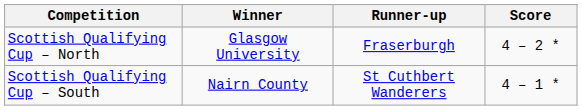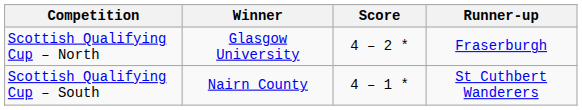columns swapped: (531, 16) <-> (409, 16)
